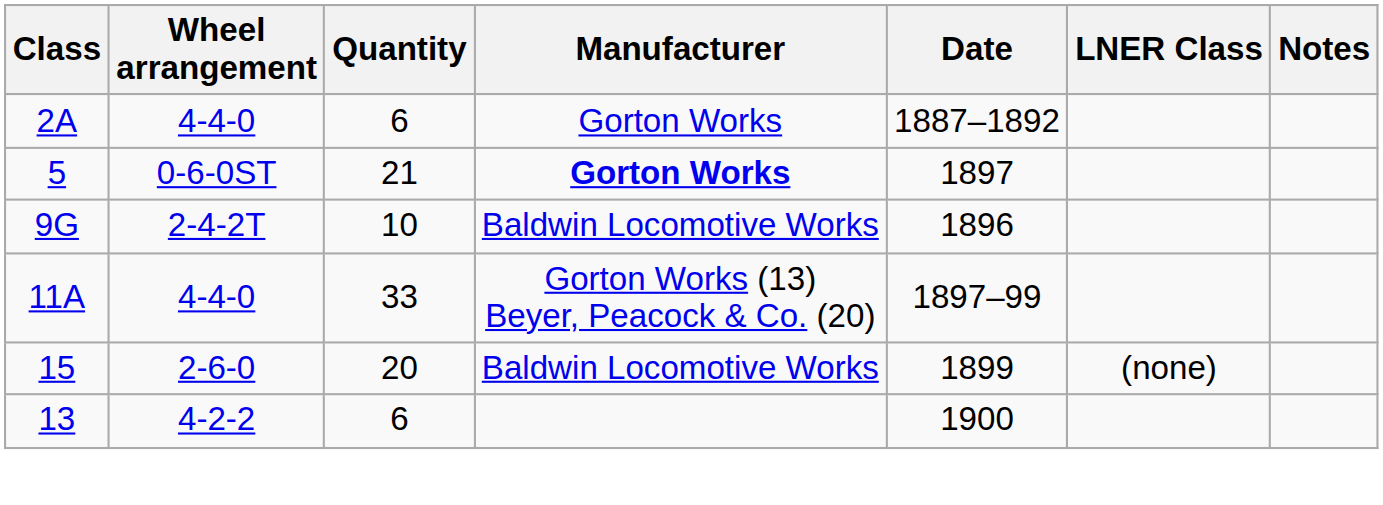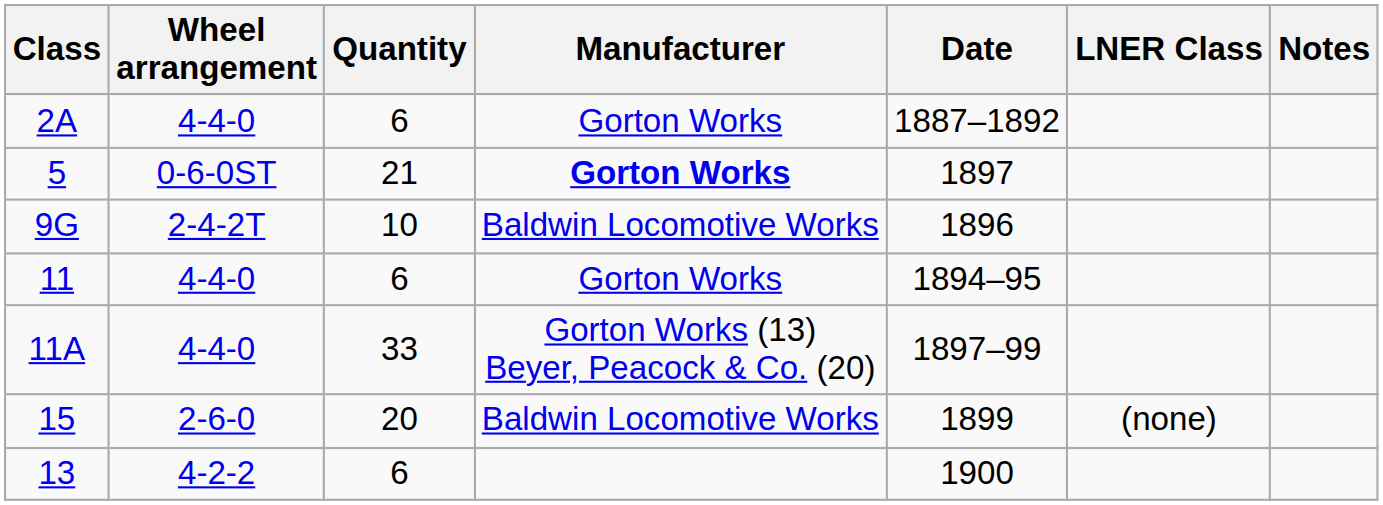+ row: (57, 278)
